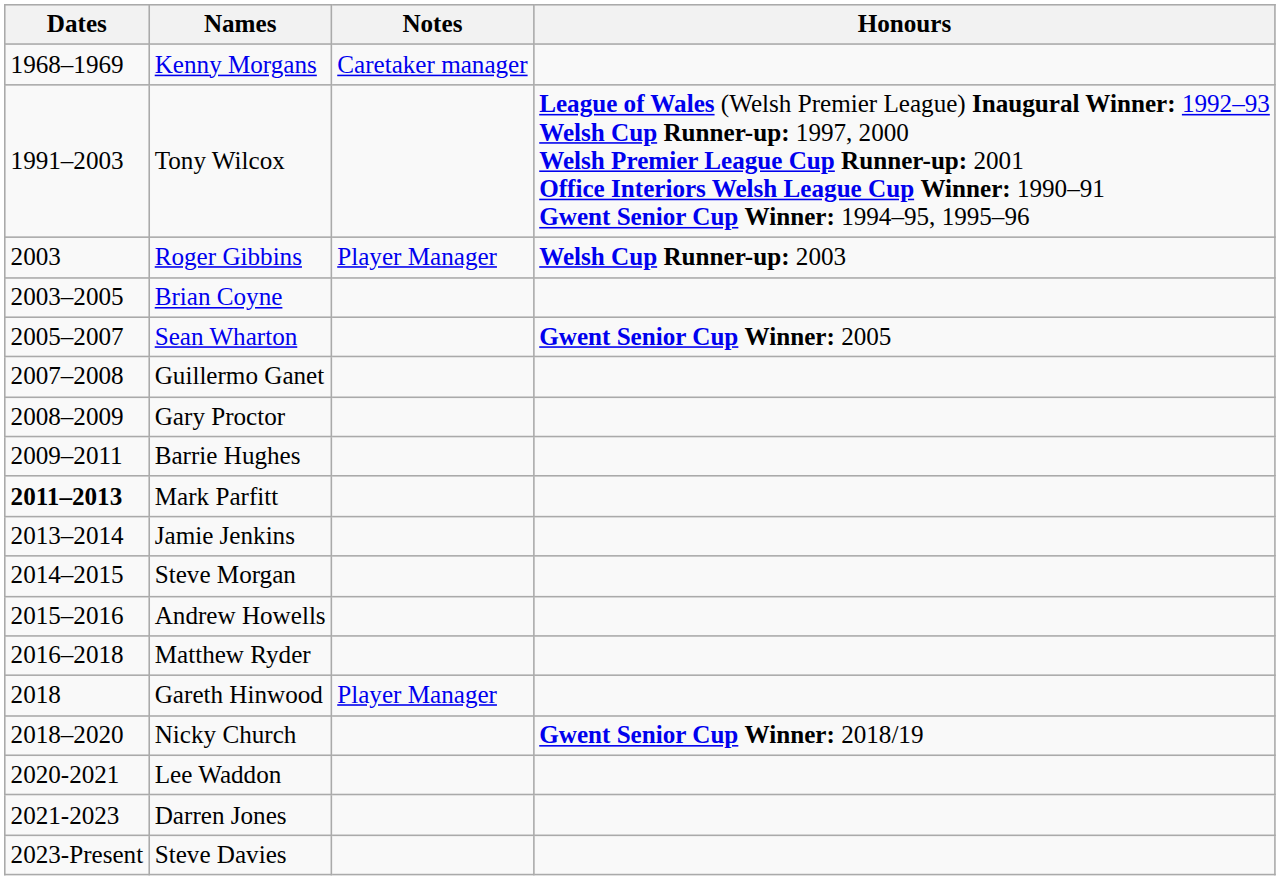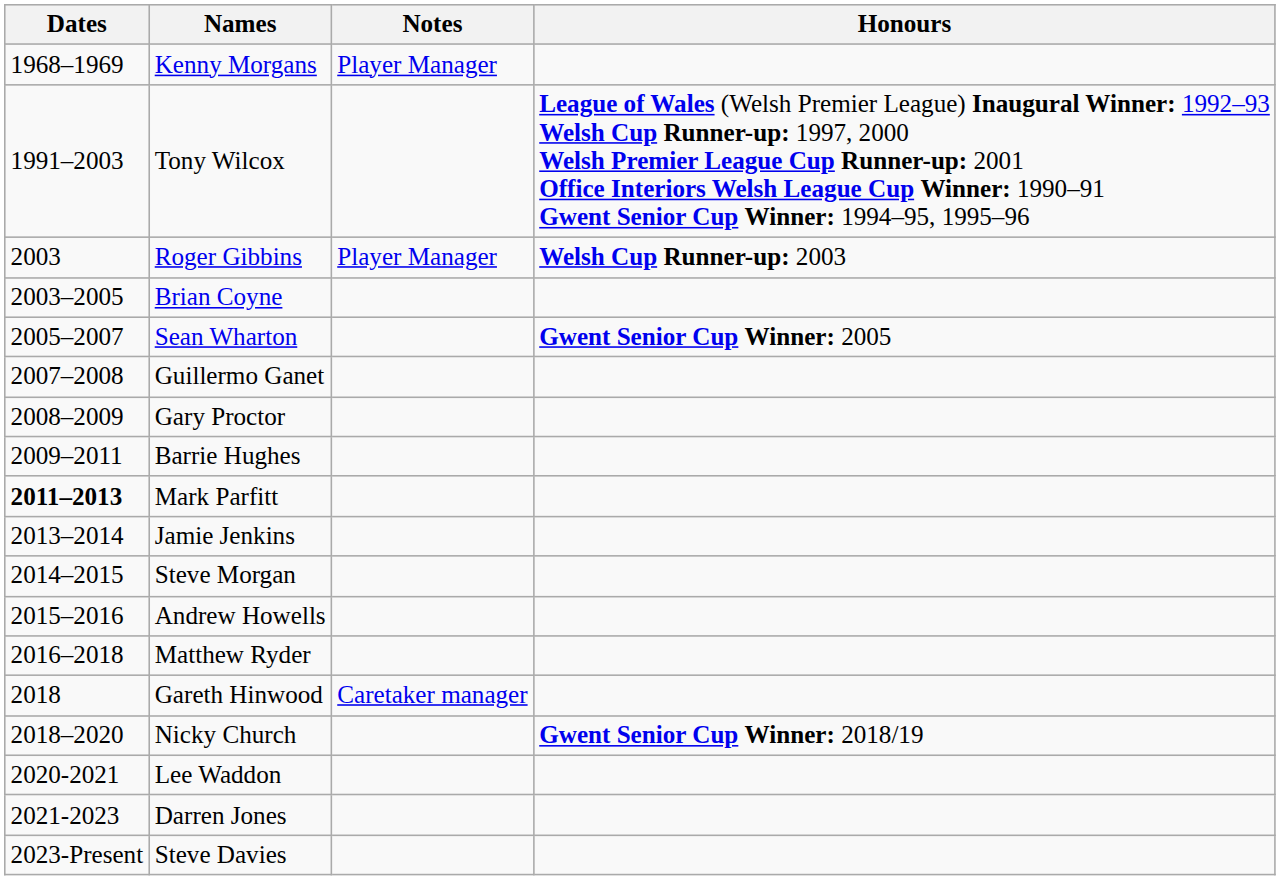(432, 64) Caretaker manager -> (417, 64) Player Manager
(417, 695) Player Manager -> (432, 695) Caretaker manager
